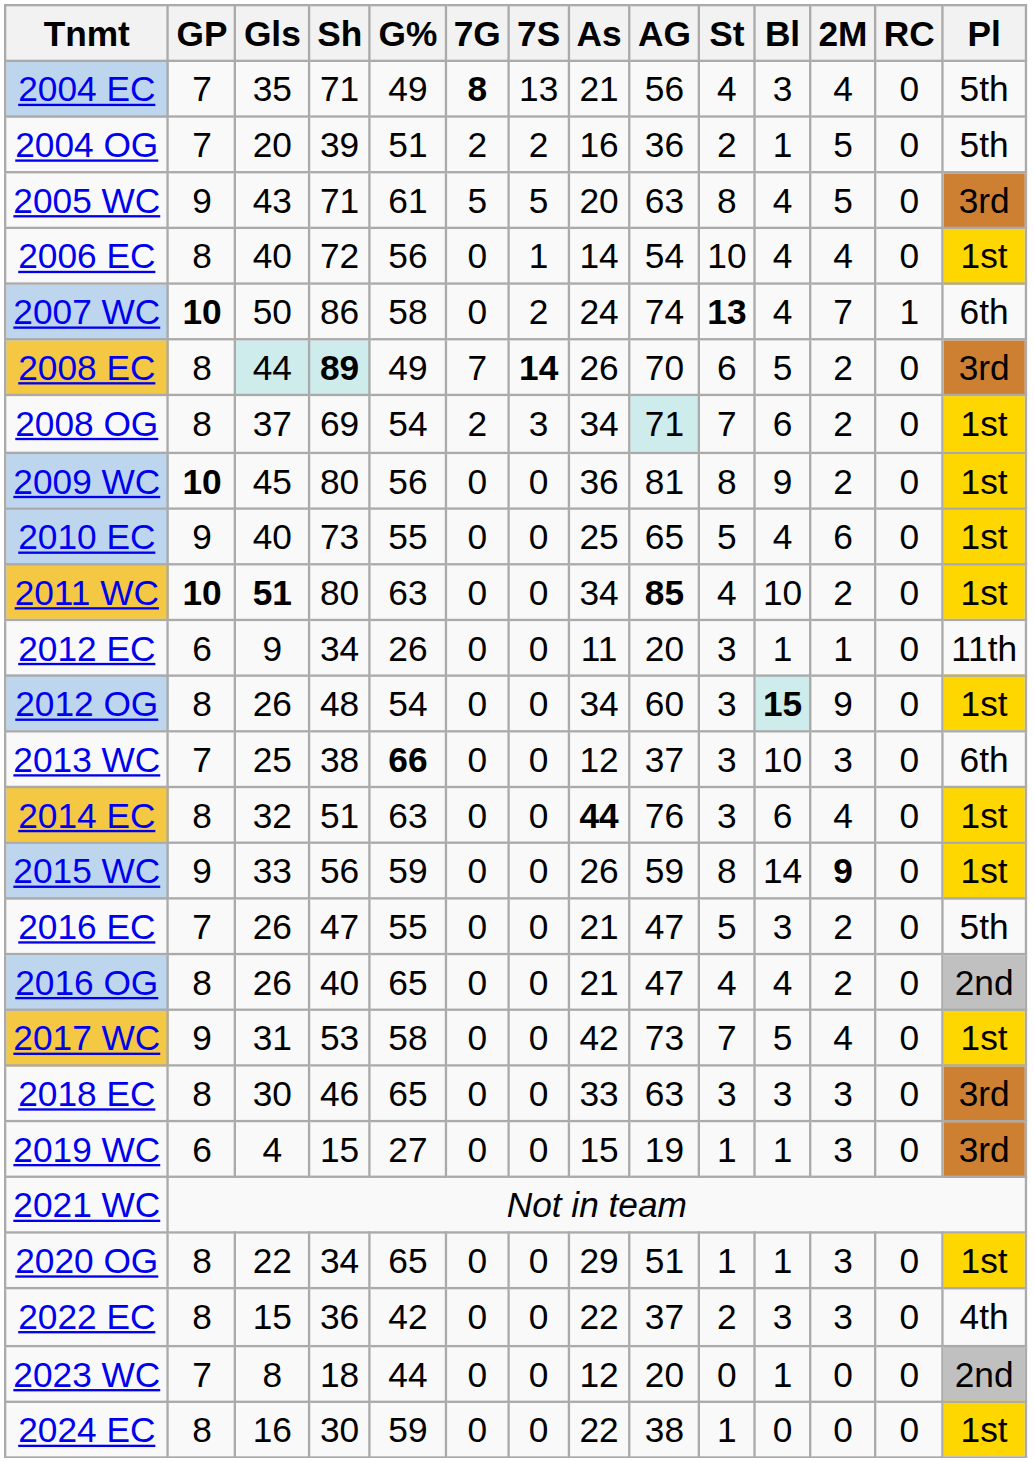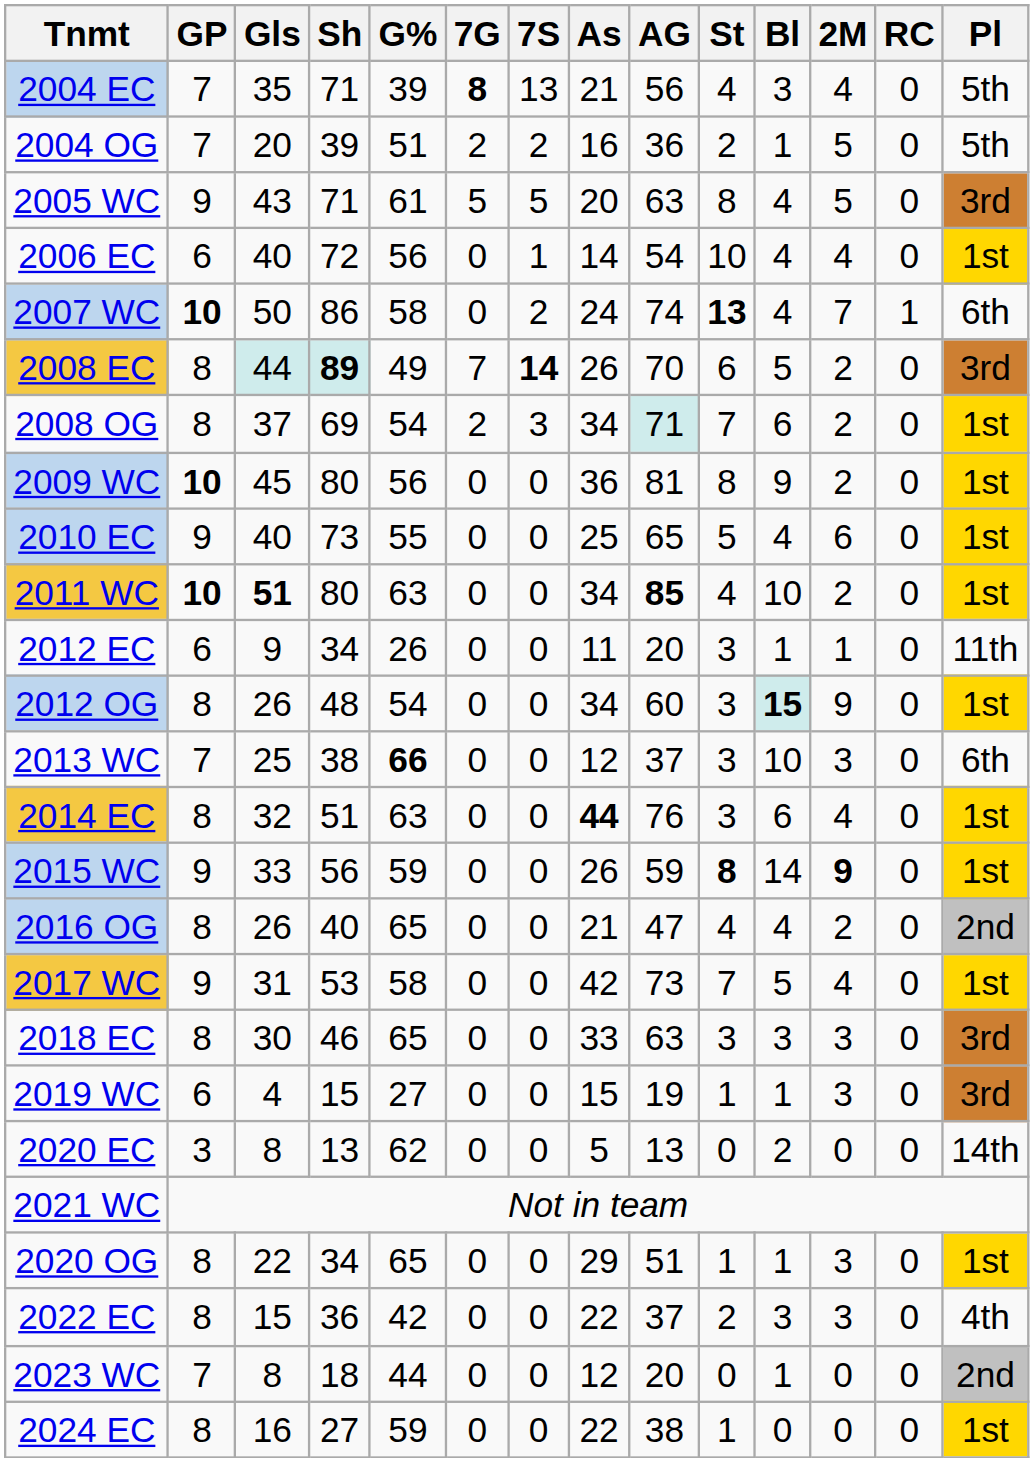(408, 89) 49 -> (408, 89) 39
(202, 257) 8 -> (202, 257) 6
(727, 871) normal -> (727, 871) bold
- row: (87, 926)
+ row: (87, 1150)
(340, 1429) 30 -> (340, 1429) 27
